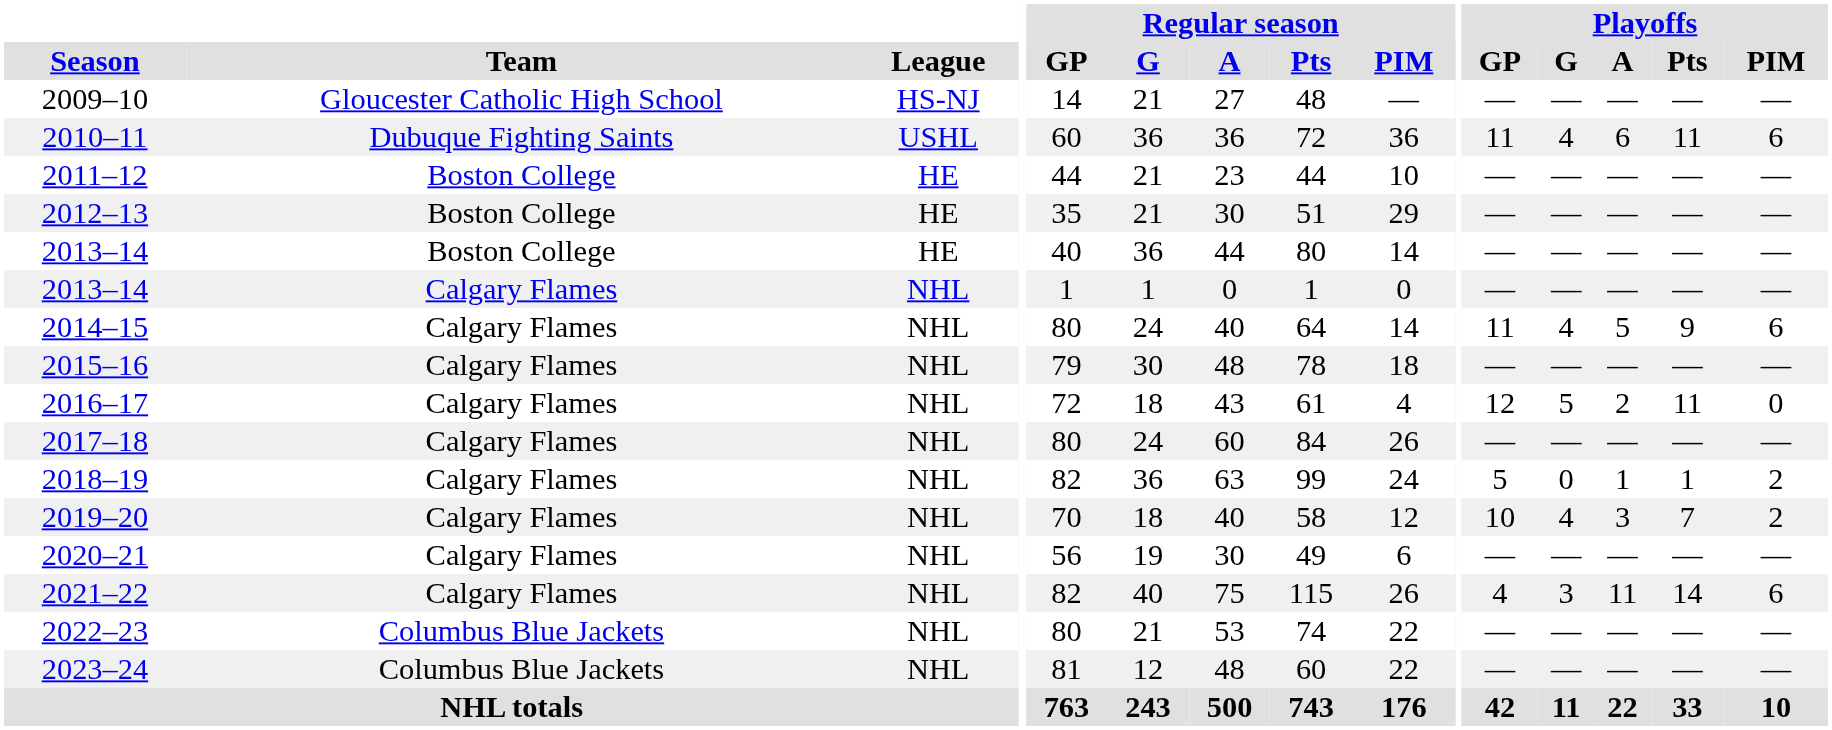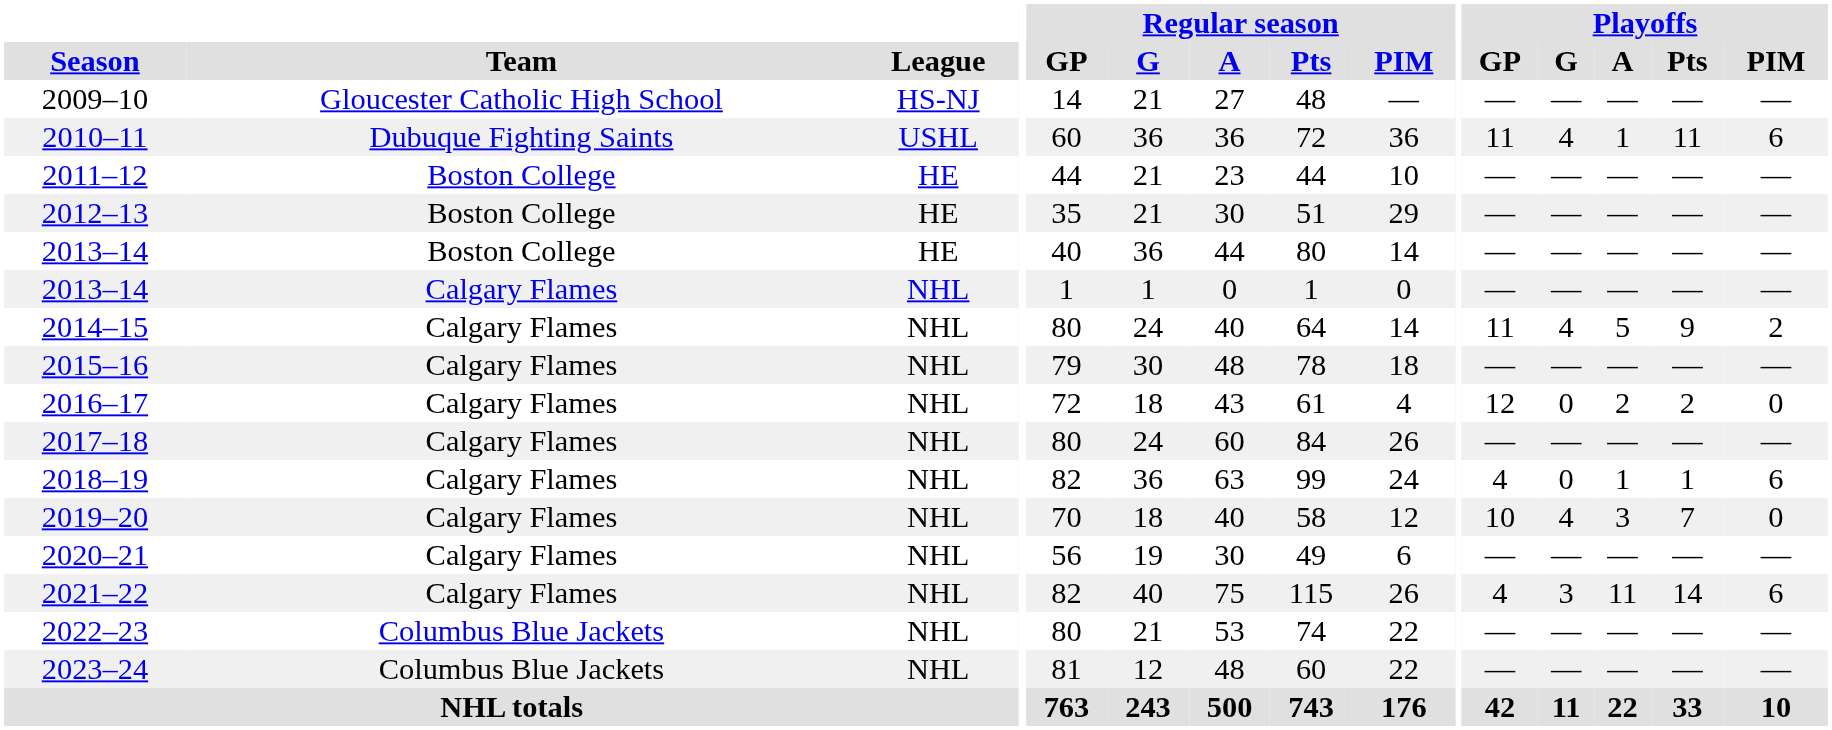(1623, 136) 6 -> (1623, 136) 1
(1776, 326) 6 -> (1776, 326) 2
(1566, 402) 5 -> (1566, 402) 0
(1687, 402) 11 -> (1687, 402) 2
(1500, 478) 5 -> (1500, 478) 4
(1776, 478) 2 -> (1776, 478) 6
(1776, 516) 2 -> (1776, 516) 0
